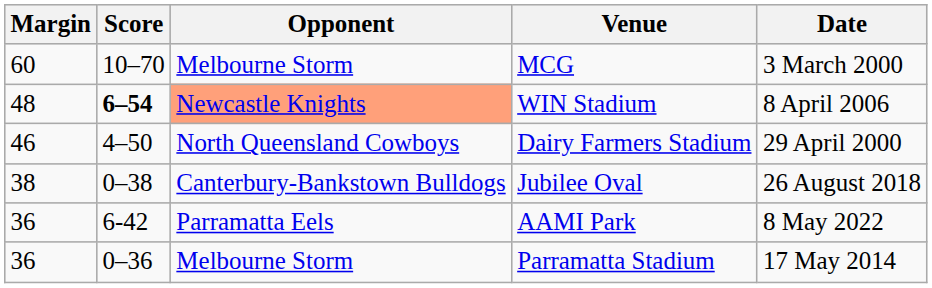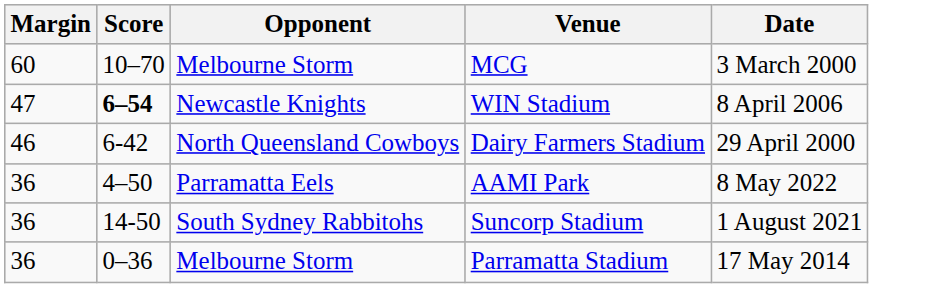(23, 103) 48 -> (23, 103) 47
(271, 103) lightsalmon background -> (271, 103) no background
(127, 143) 4–50 -> (125, 143) 6-42
- row: (580, 182)
(125, 222) 6-42 -> (127, 182) 4–50
+ row: (557, 222)
